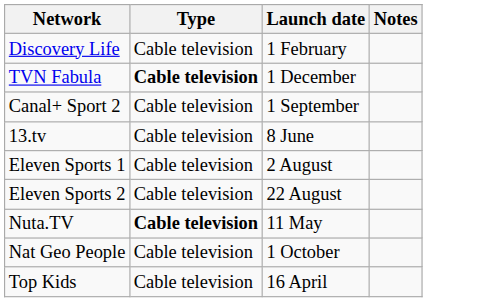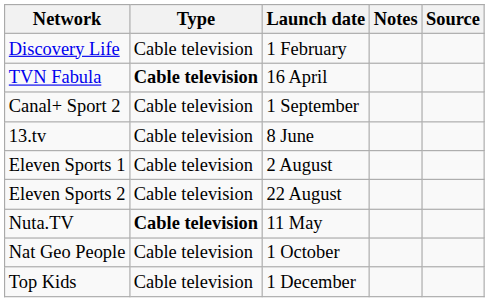+ column: (453, 19)
(311, 77) 1 December -> (297, 77) 16 April
(297, 281) 16 April -> (311, 281) 1 December
